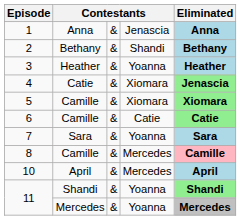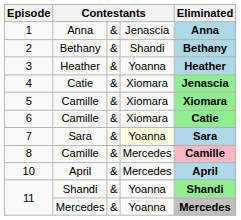(147, 118) Catie -> (147, 118) Xiomara
(147, 136) no background -> (147, 136) lightyellow background
